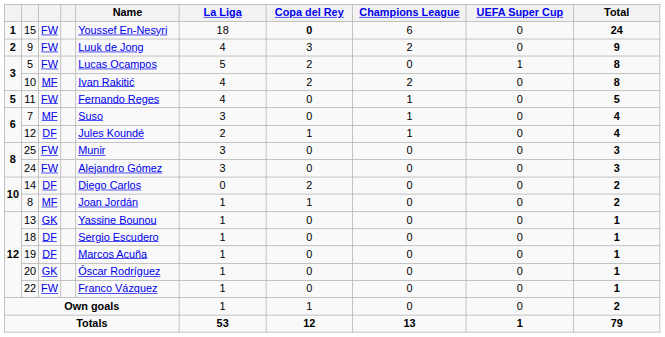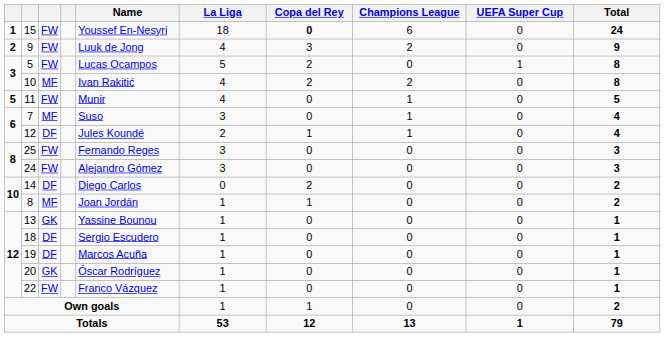(119, 99) Fernando Reges -> (92, 99) Munir
(92, 151) Munir -> (119, 151) Fernando Reges
